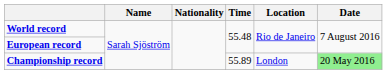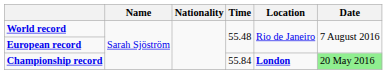(240, 61) 55.89 -> (240, 61) 55.84
(272, 61) normal -> (273, 61) bold
